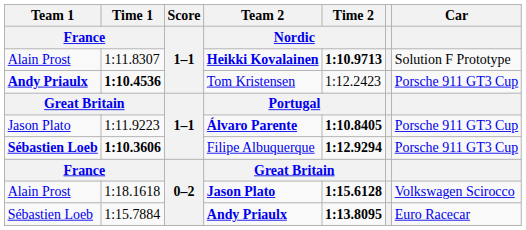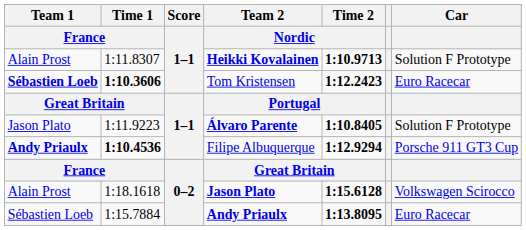(48, 81) Andy Priaulx -> (53, 81) Sébastien Loeb
(133, 81) 1:10.4536 -> (133, 81) 1:10.3606
(353, 81) normal -> (353, 81) bold
(456, 81) Porsche 911 GT3 Cup -> (432, 81) Euro Racecar
(456, 125) Porsche 911 GT3 Cup -> (453, 125) Solution F Prototype
(53, 147) Sébastien Loeb -> (48, 147) Andy Priaulx
(133, 147) 1:10.3606 -> (133, 147) 1:10.4536
